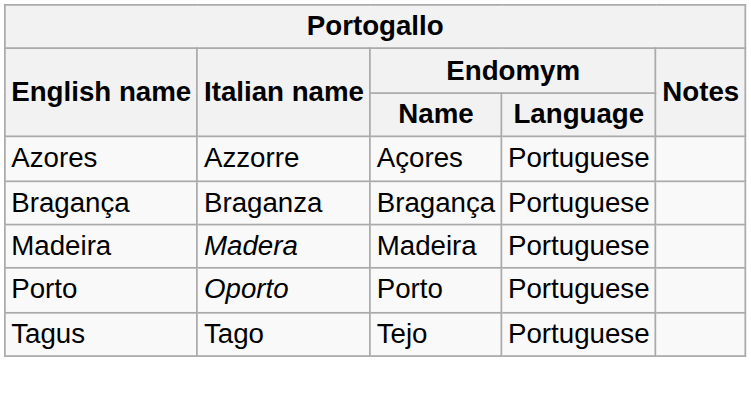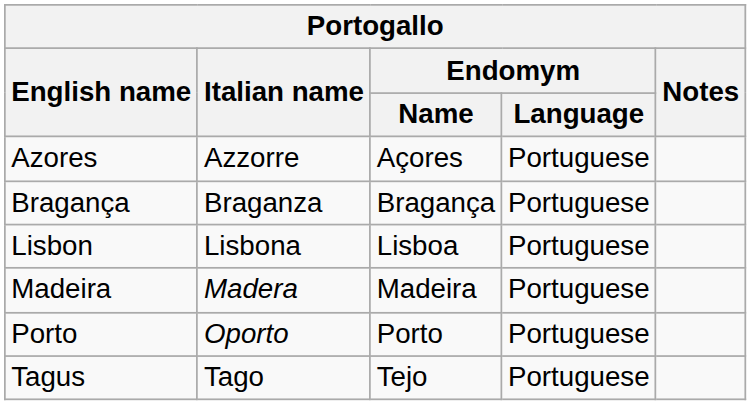+ row: (52, 245)
